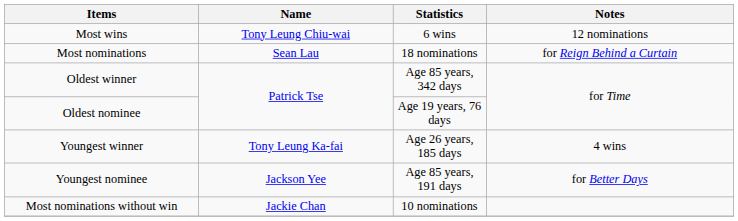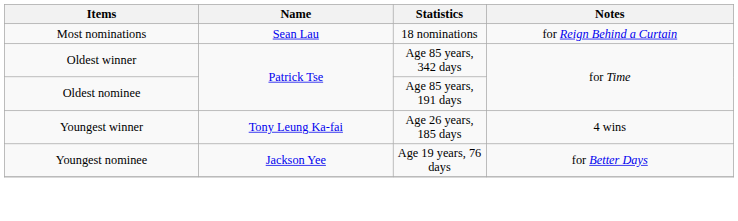- row: (102, 33)
(439, 113) Age 19 years, 76 days -> (439, 93) Age 85 years, 191 days
(439, 180) Age 85 years, 191 days -> (439, 160) Age 19 years, 76 days
- row: (102, 206)
